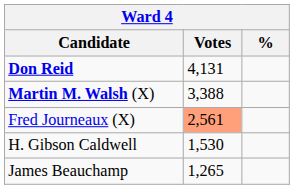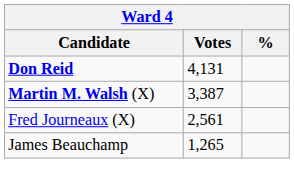(206, 94) 3,388 -> (206, 94) 3,387
(206, 119) lightsalmon background -> (206, 119) no background
- row: (73, 145)
